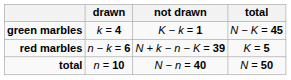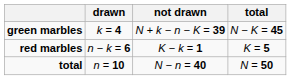(180, 30) K − k = 1 -> (180, 30) N + k − n − K = 39
(180, 48) N + k − n − K = 39 -> (180, 48) K − k = 1
